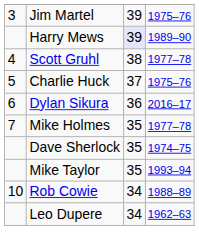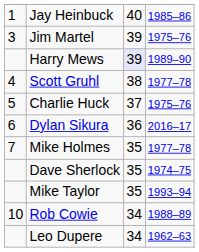+ row: (71, 15)
